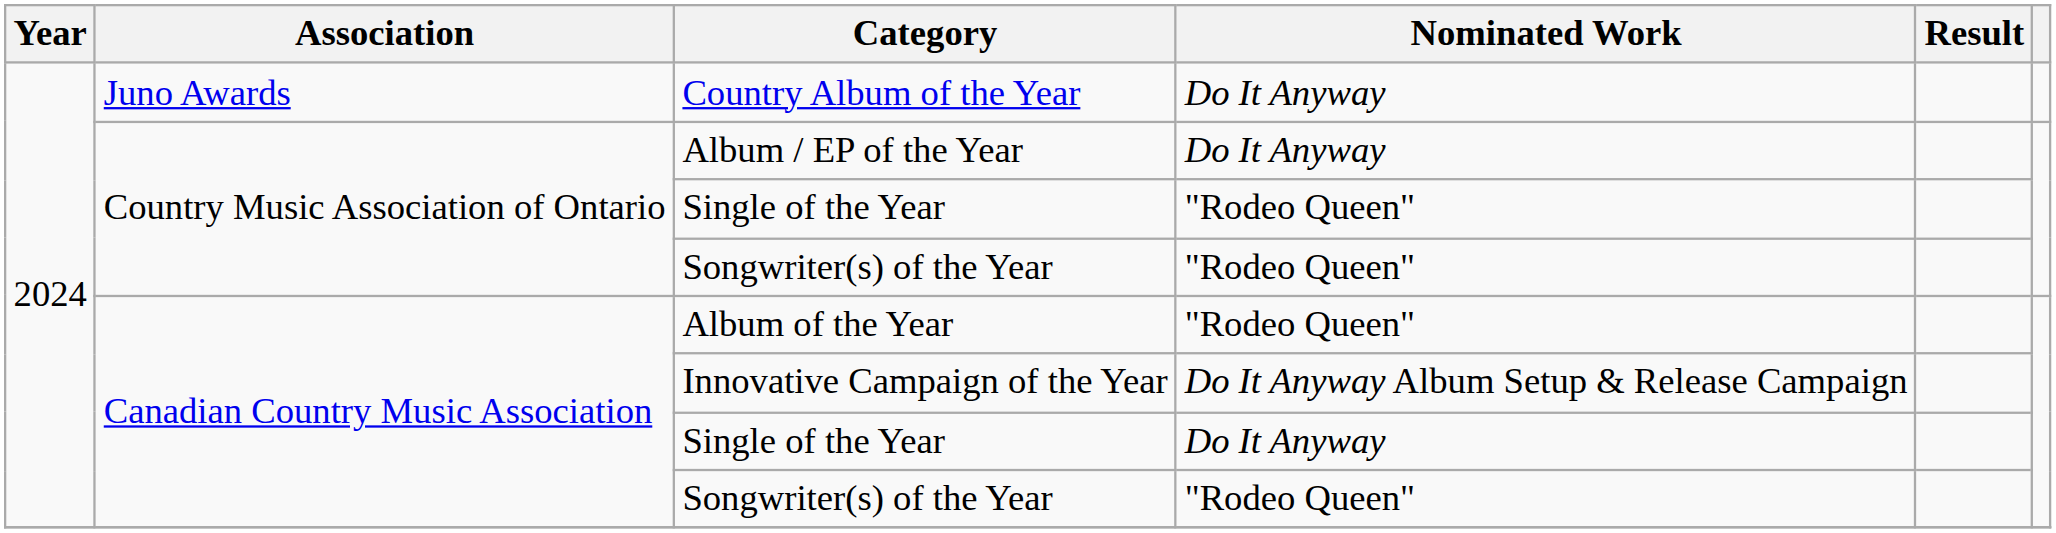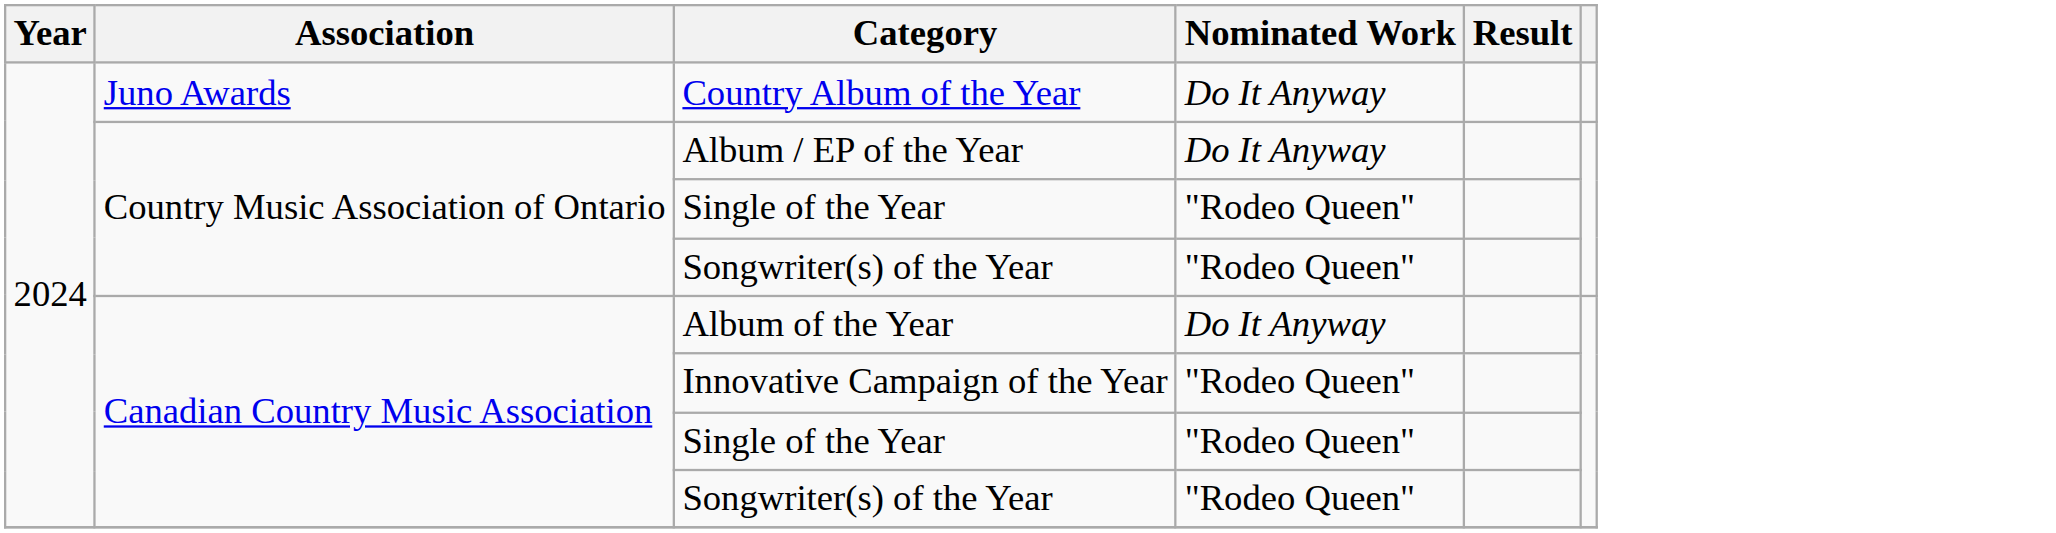(1300, 324) "Rodeo Queen" -> (1285, 324) Do It Anyway
(1546, 382) Do It Anyway Album Setup & Release Campaign -> (1300, 382) "Rodeo Queen"
(1285, 440) Do It Anyway -> (1300, 440) "Rodeo Queen"
